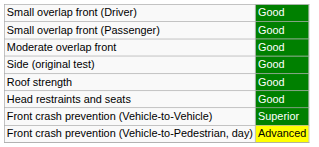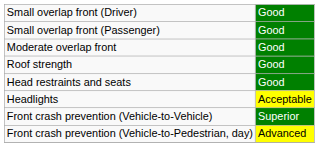- row: (51, 64)
+ row: (33, 99)
